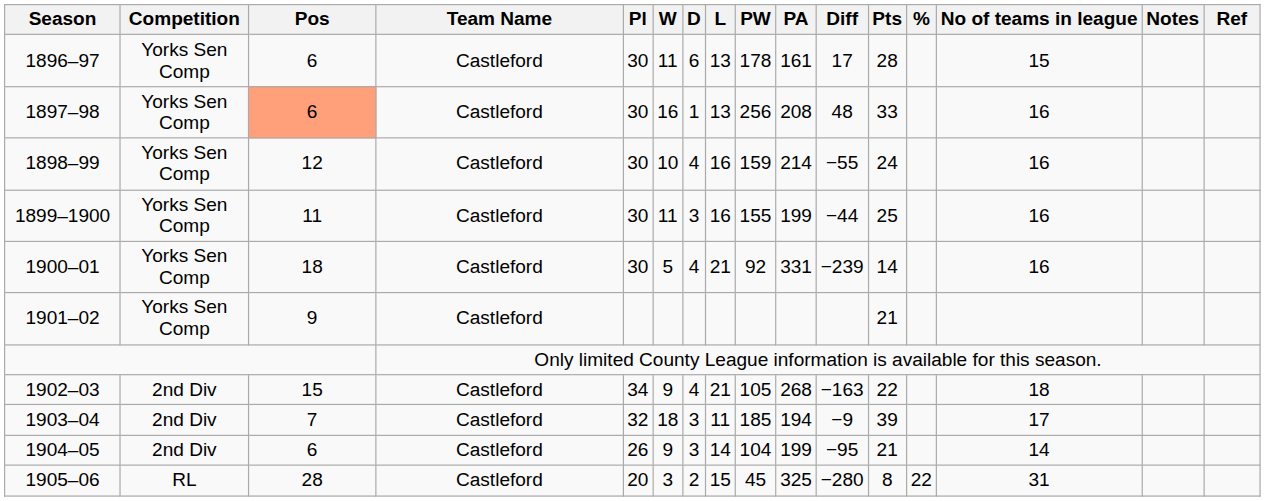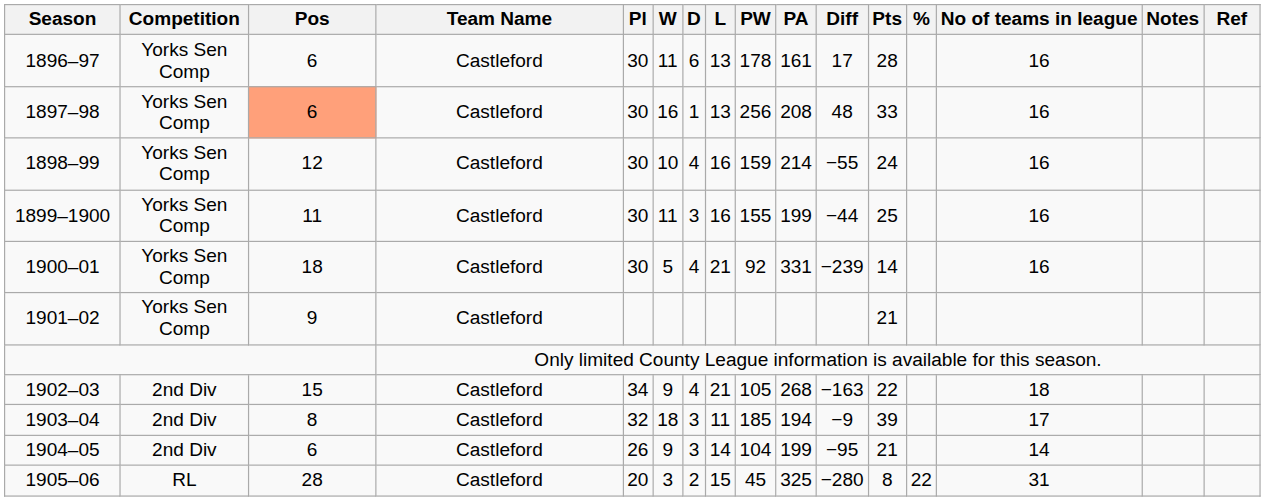(1039, 60) 15 -> (1039, 60) 16
(312, 419) 7 -> (312, 419) 8
